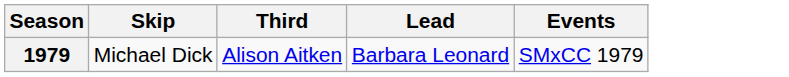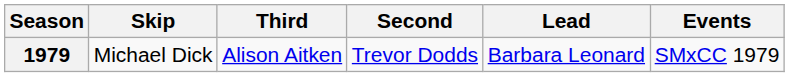+ column: (415, 21)
